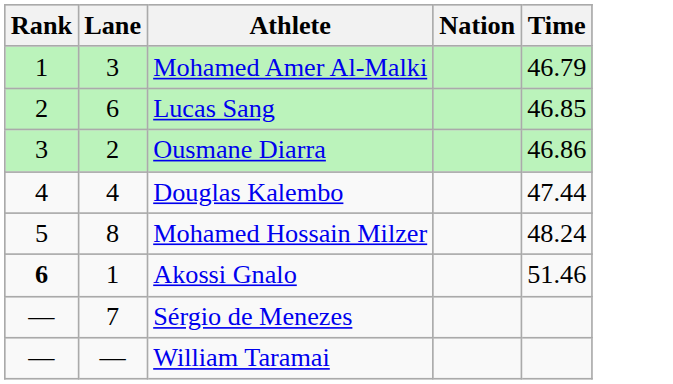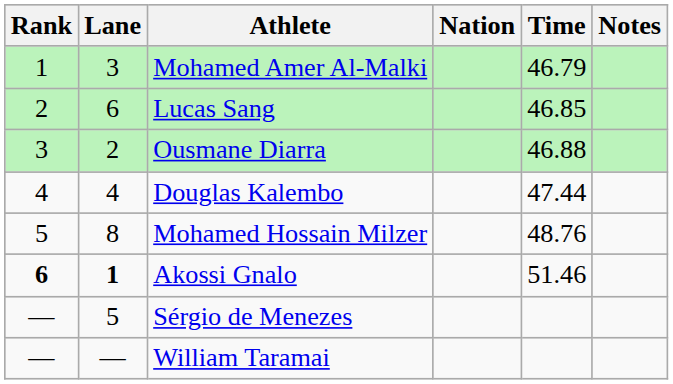+ column: (630, 25)
(557, 150) 46.86 -> (557, 150) 46.88
(557, 233) 48.24 -> (557, 233) 48.76
(113, 274) normal -> (113, 274) bold
(113, 316) 7 -> (113, 316) 5
